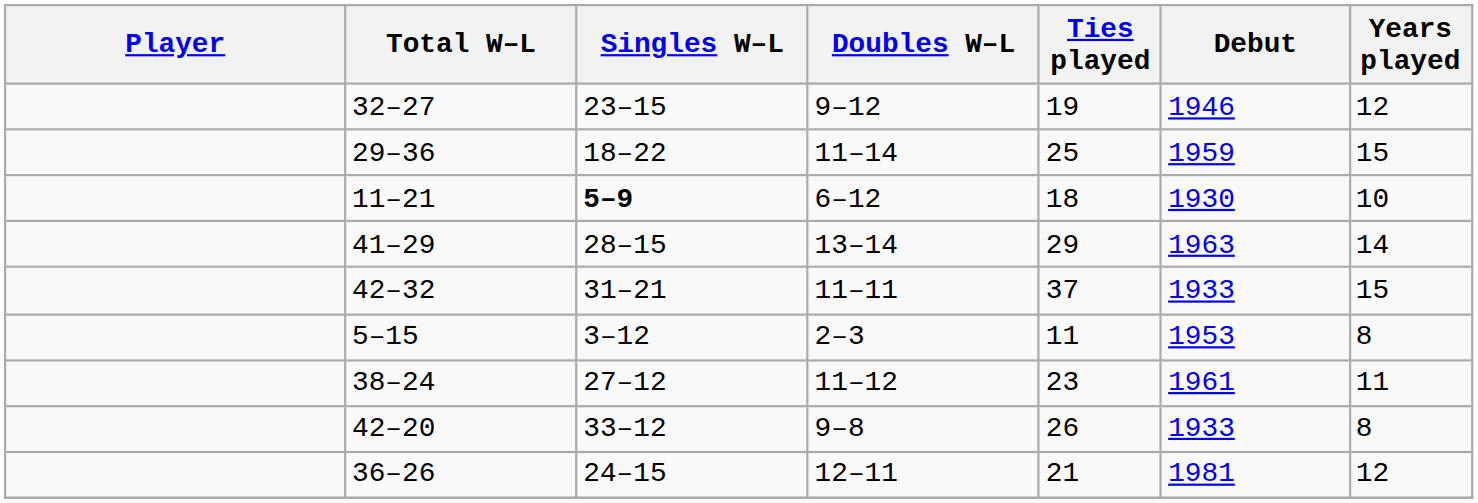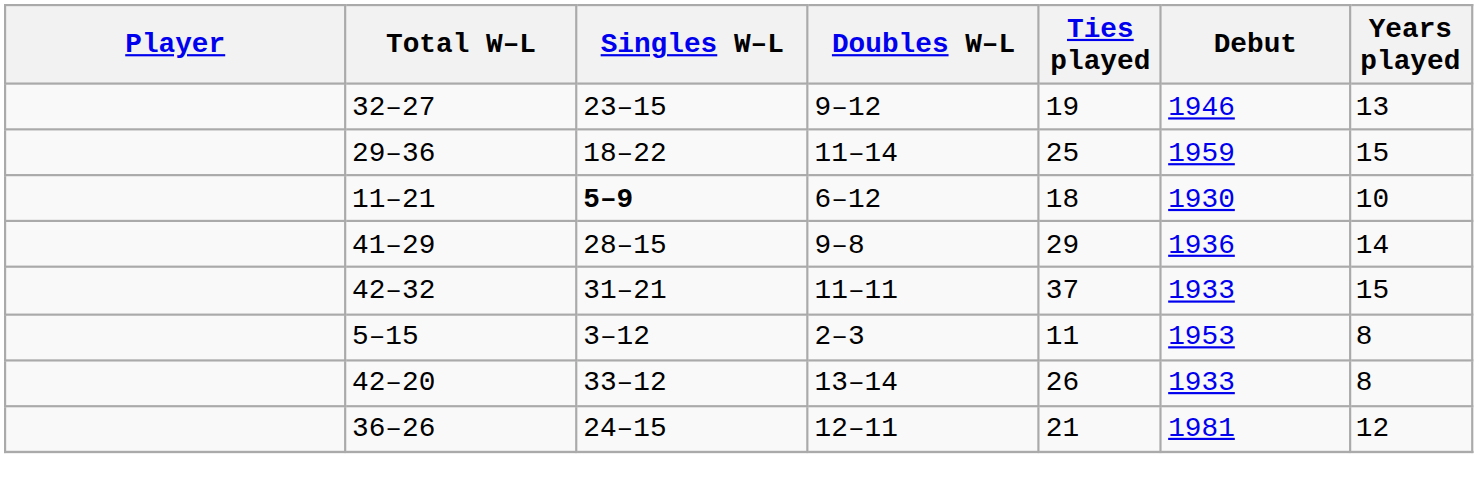(1373, 107) 12 -> (1373, 107) 13
(856, 244) 13–14 -> (840, 244) 9–8
(1201, 244) 1963 -> (1201, 244) 1936
- row: (394, 382)
(840, 428) 9–8 -> (856, 382) 13–14
